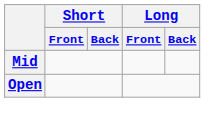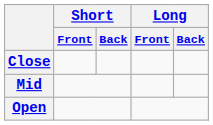+ row: (29, 62)
